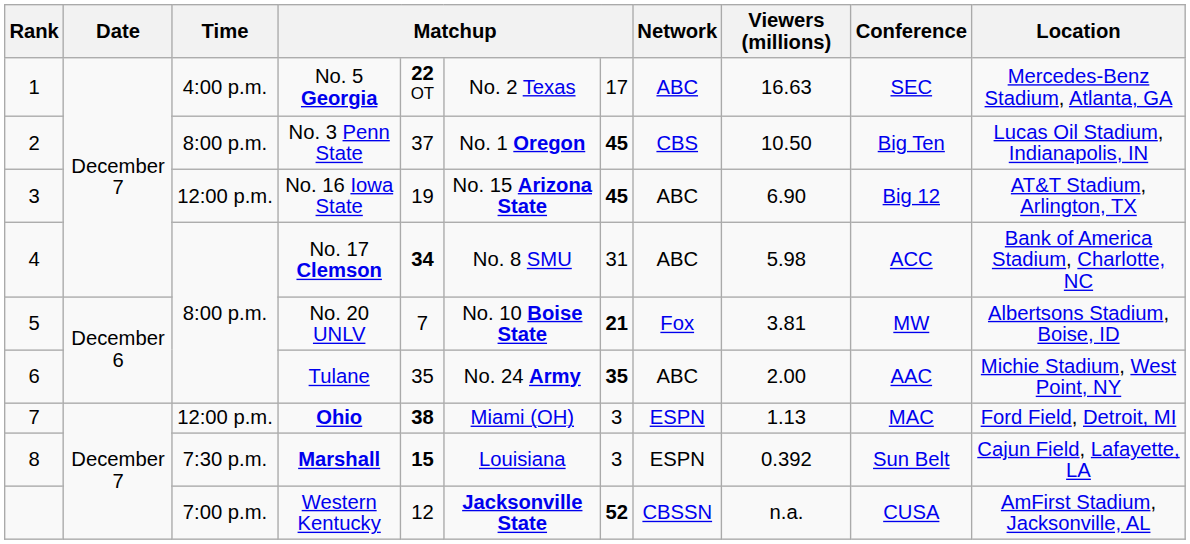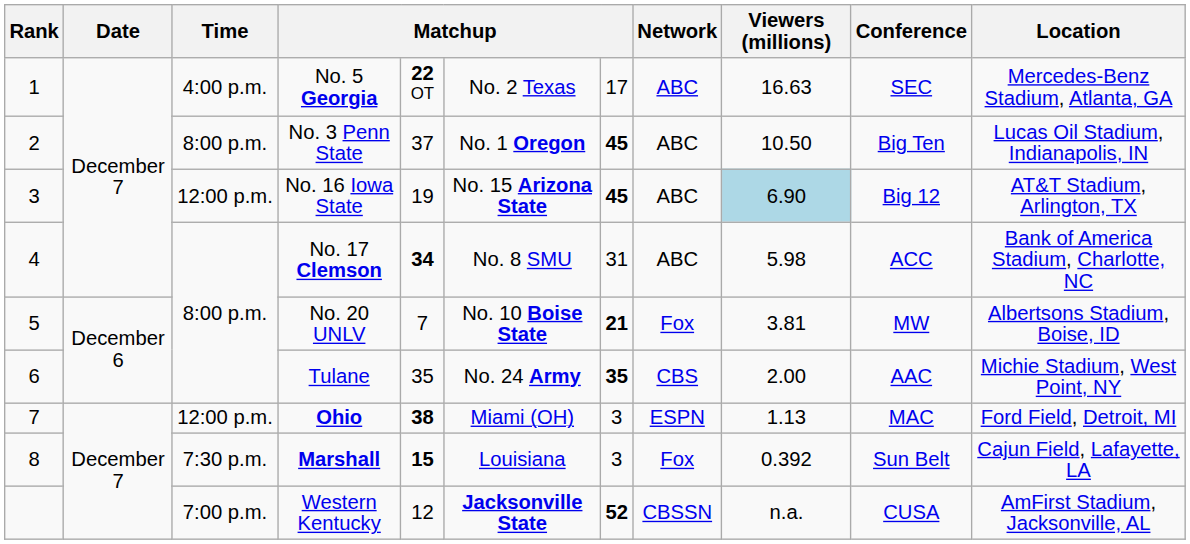(677, 142) CBS -> (677, 142) ABC
(786, 195) no background -> (786, 195) lightblue background
(677, 376) ABC -> (677, 376) CBS
(677, 460) ESPN -> (677, 460) Fox
